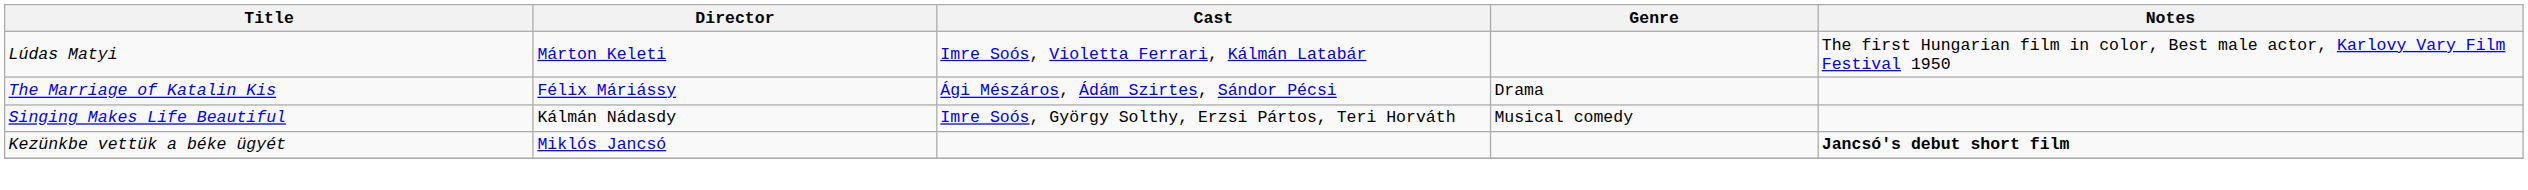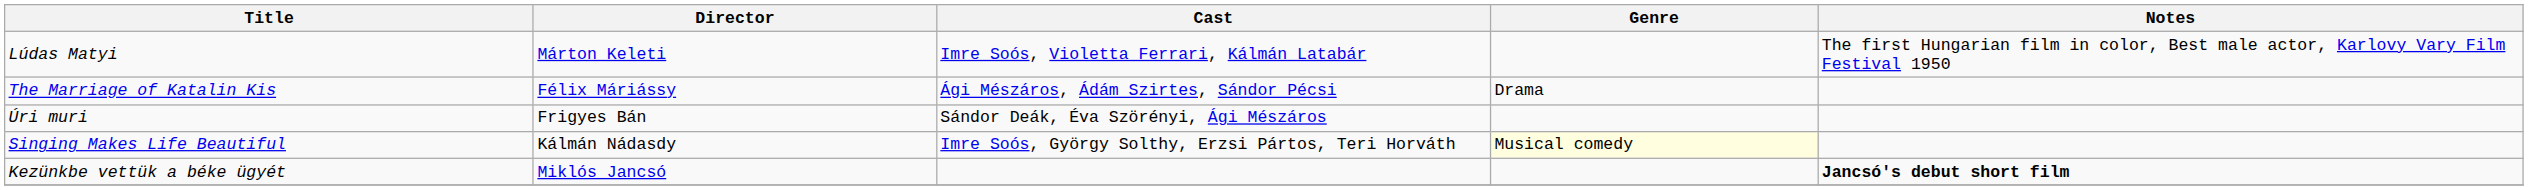+ row: (48, 118)
(1564, 118) no background -> (1564, 145) lightyellow background
